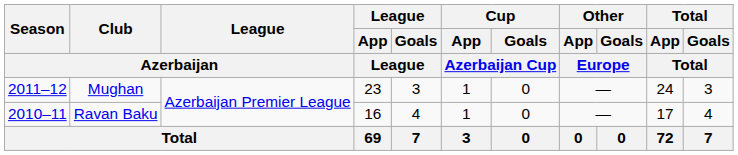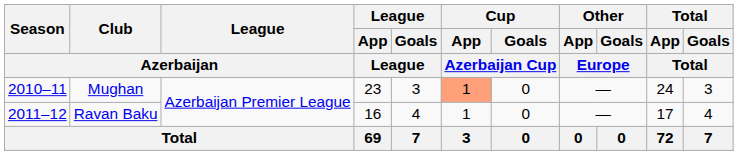(37, 89) 2011–12 -> (37, 89) 2010–11
(466, 89) no background -> (466, 89) lightsalmon background
(37, 114) 2010–11 -> (37, 114) 2011–12
